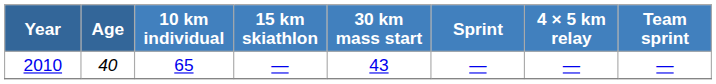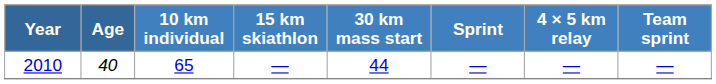(379, 65) 43 -> (379, 65) 44
